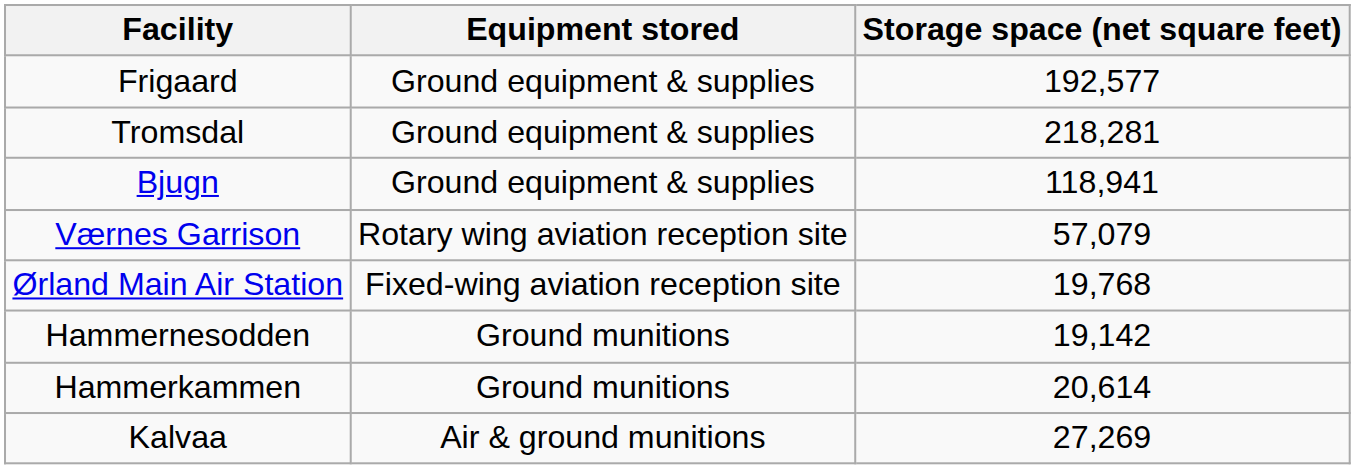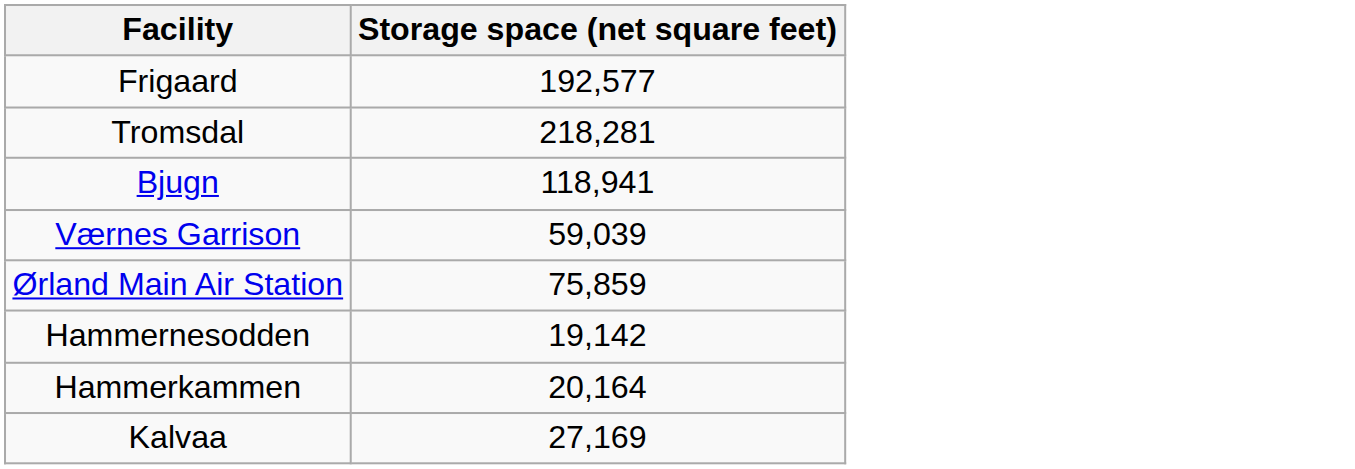- column: (603, 30)
(1102, 234) 57,079 -> (597, 234) 59,039
(1102, 285) 19,768 -> (597, 285) 75,859
(1102, 387) 20,614 -> (597, 387) 20,164
(1102, 438) 27,269 -> (597, 438) 27,169
